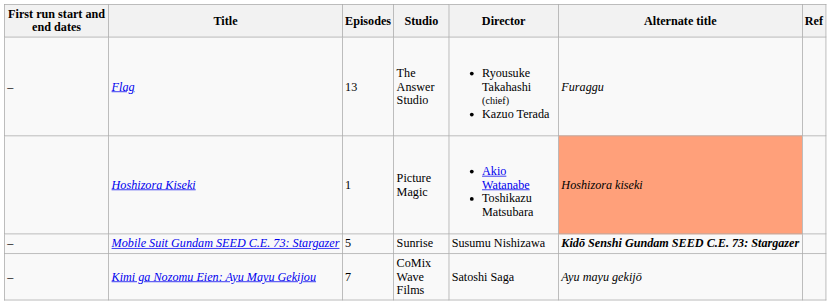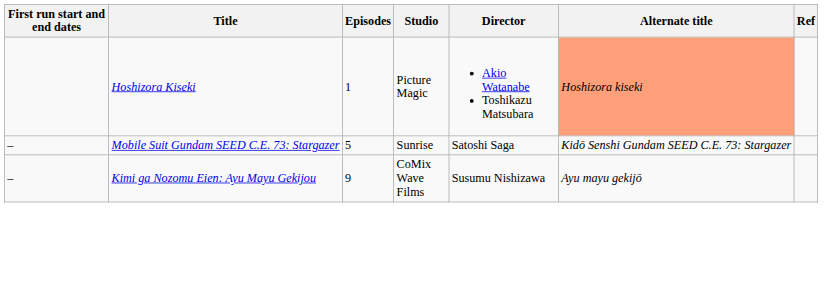- row: (123, 86)
(498, 243) Susumu Nishizawa -> (483, 145) Satoshi Saga
(680, 243) bold -> (676, 145) normal
(348, 276) 7 -> (348, 178) 9
(483, 276) Satoshi Saga -> (498, 178) Susumu Nishizawa
